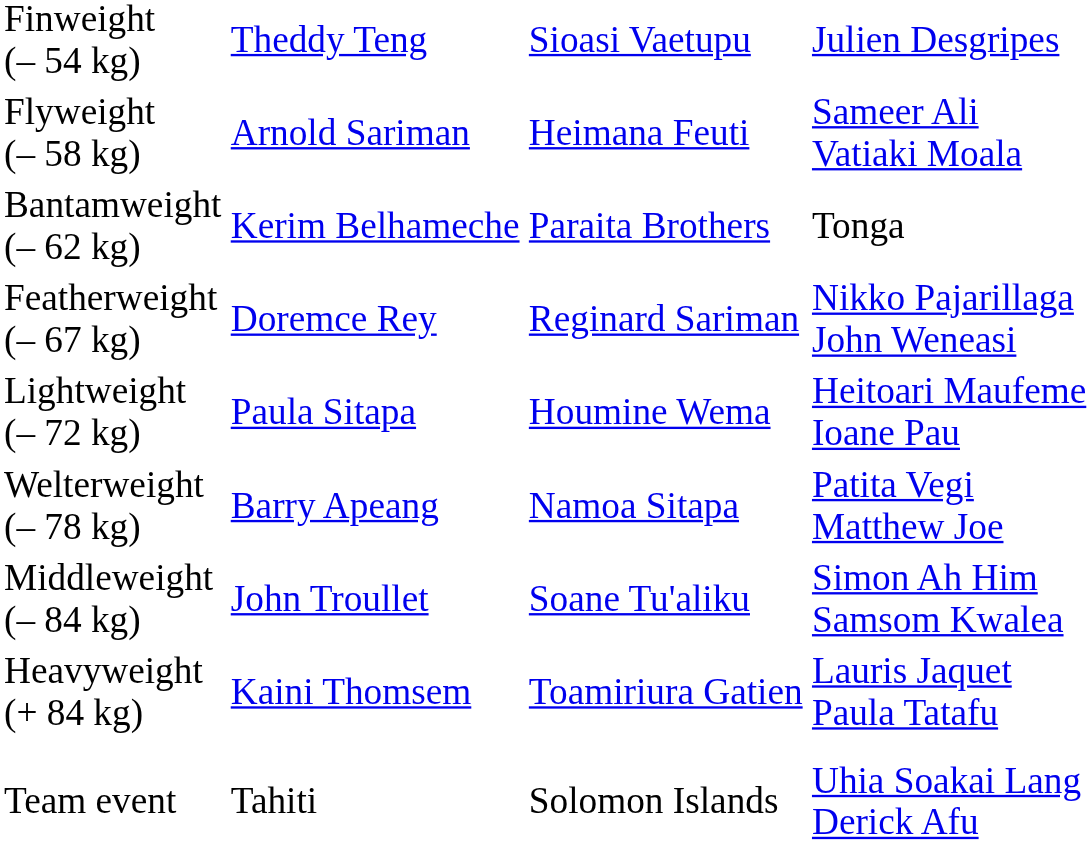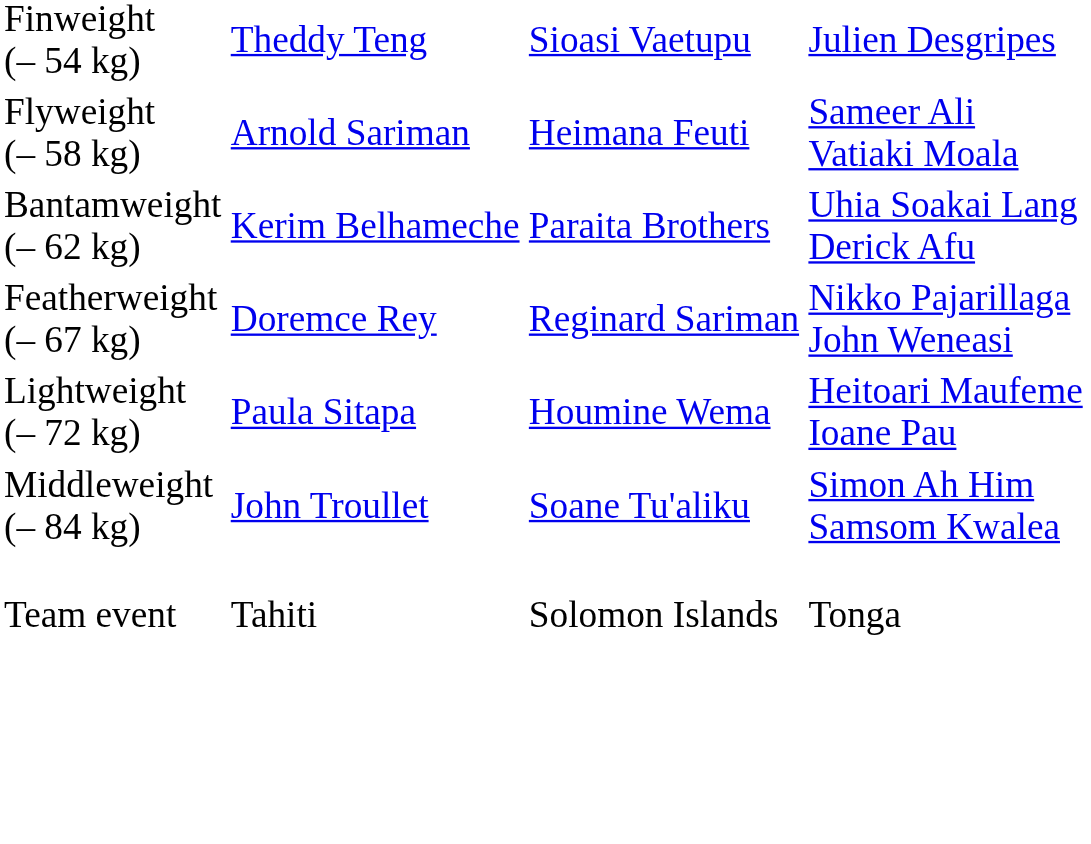(858, 225) Tonga -> (943, 225) Uhia Soakai Lang Derick Afu
- row: (104, 505)
- row: (103, 691)
(947, 800) Uhia Soakai Lang Derick Afu -> (855, 614) Tonga
